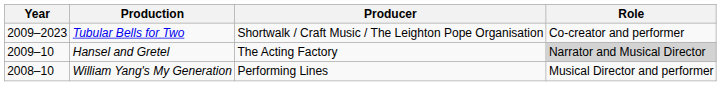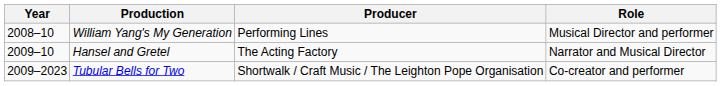rows swapped: (129, 33) <-> (152, 71)
(627, 52) lightgrey background -> (627, 52) no background
